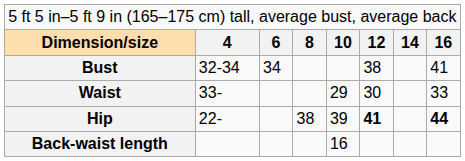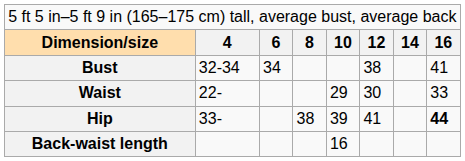(210, 93) 33- -> (210, 93) 22-
(210, 118) 22- -> (210, 118) 33-
(372, 118) bold -> (372, 118) normal
